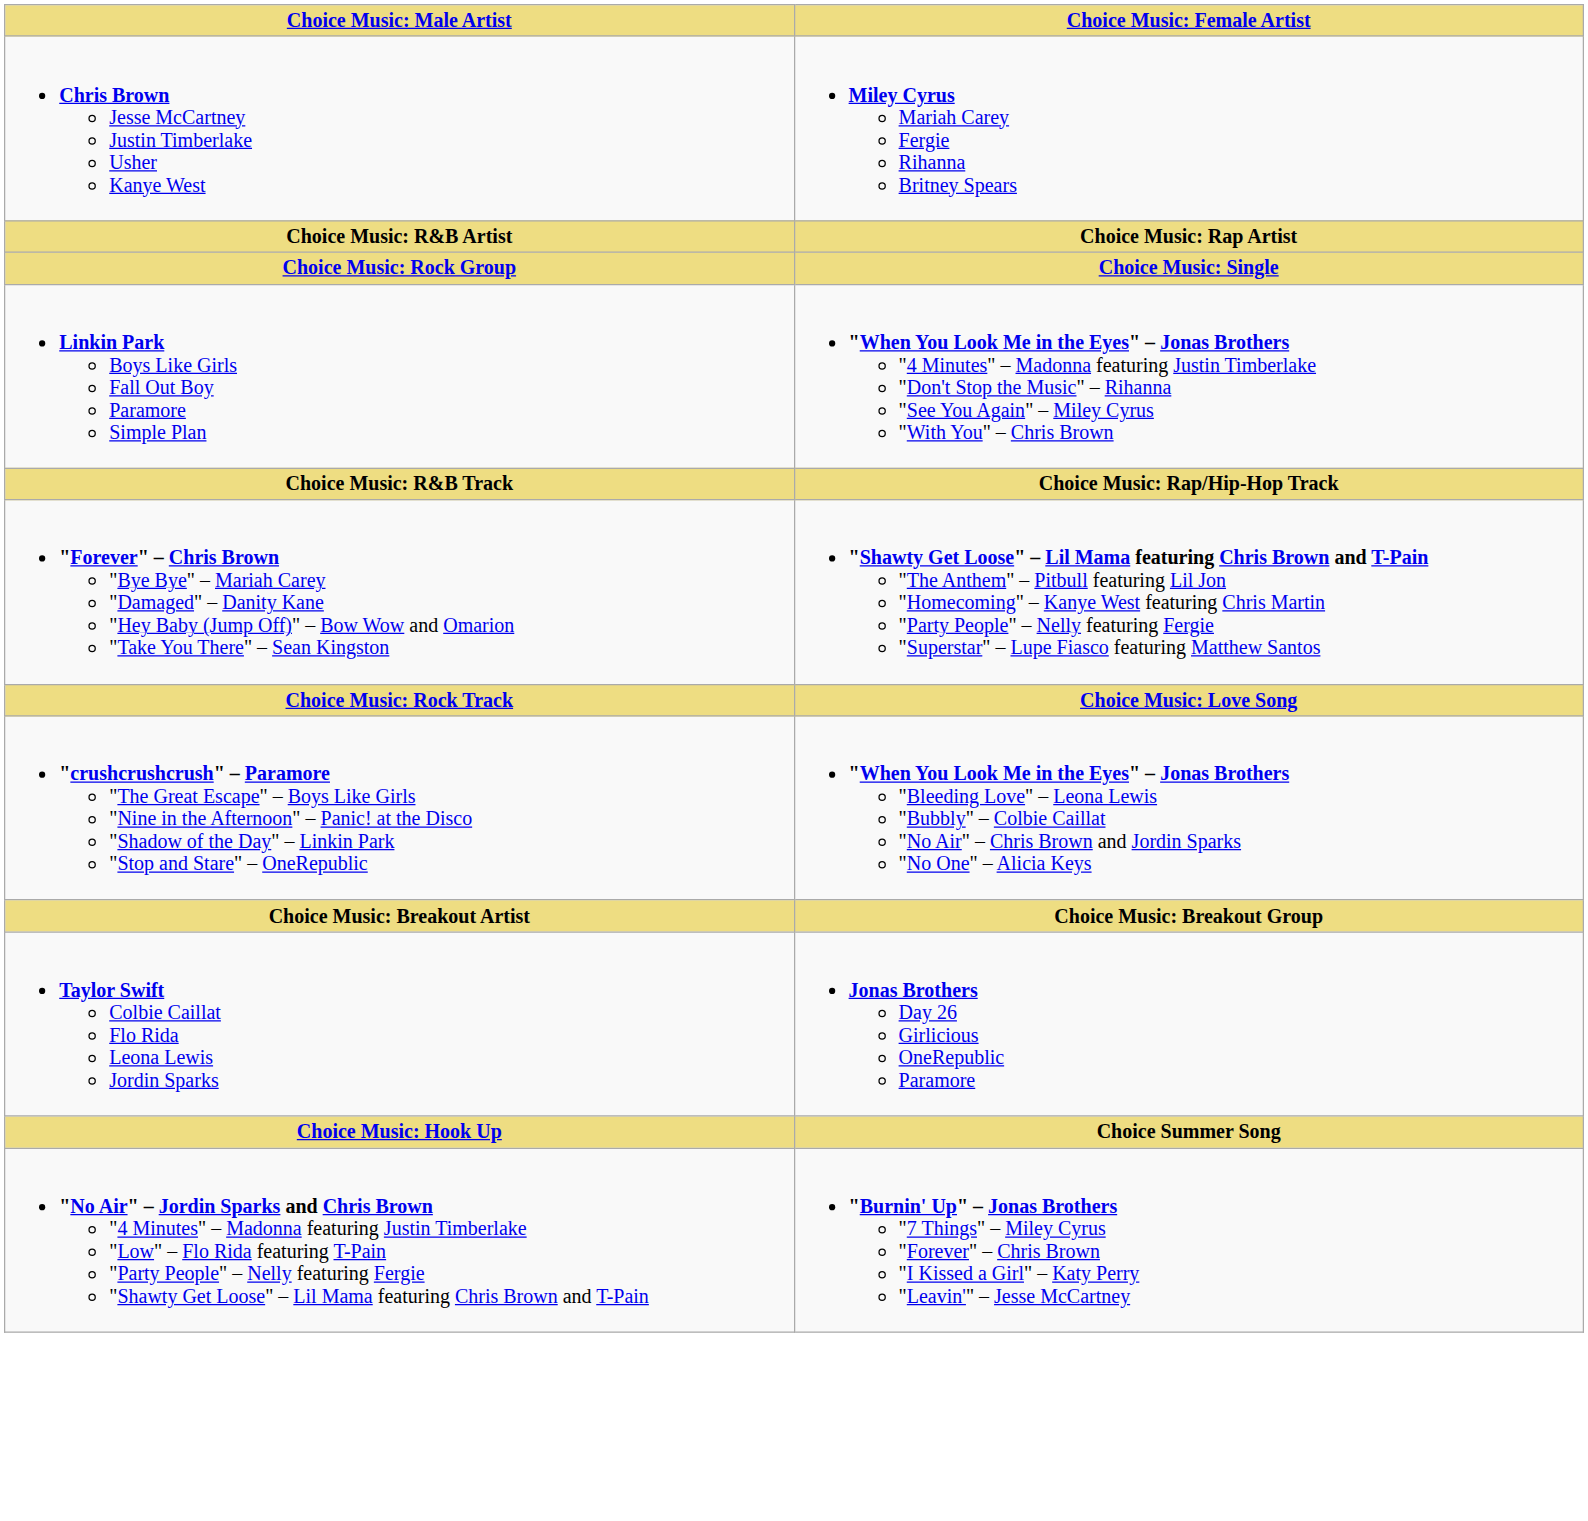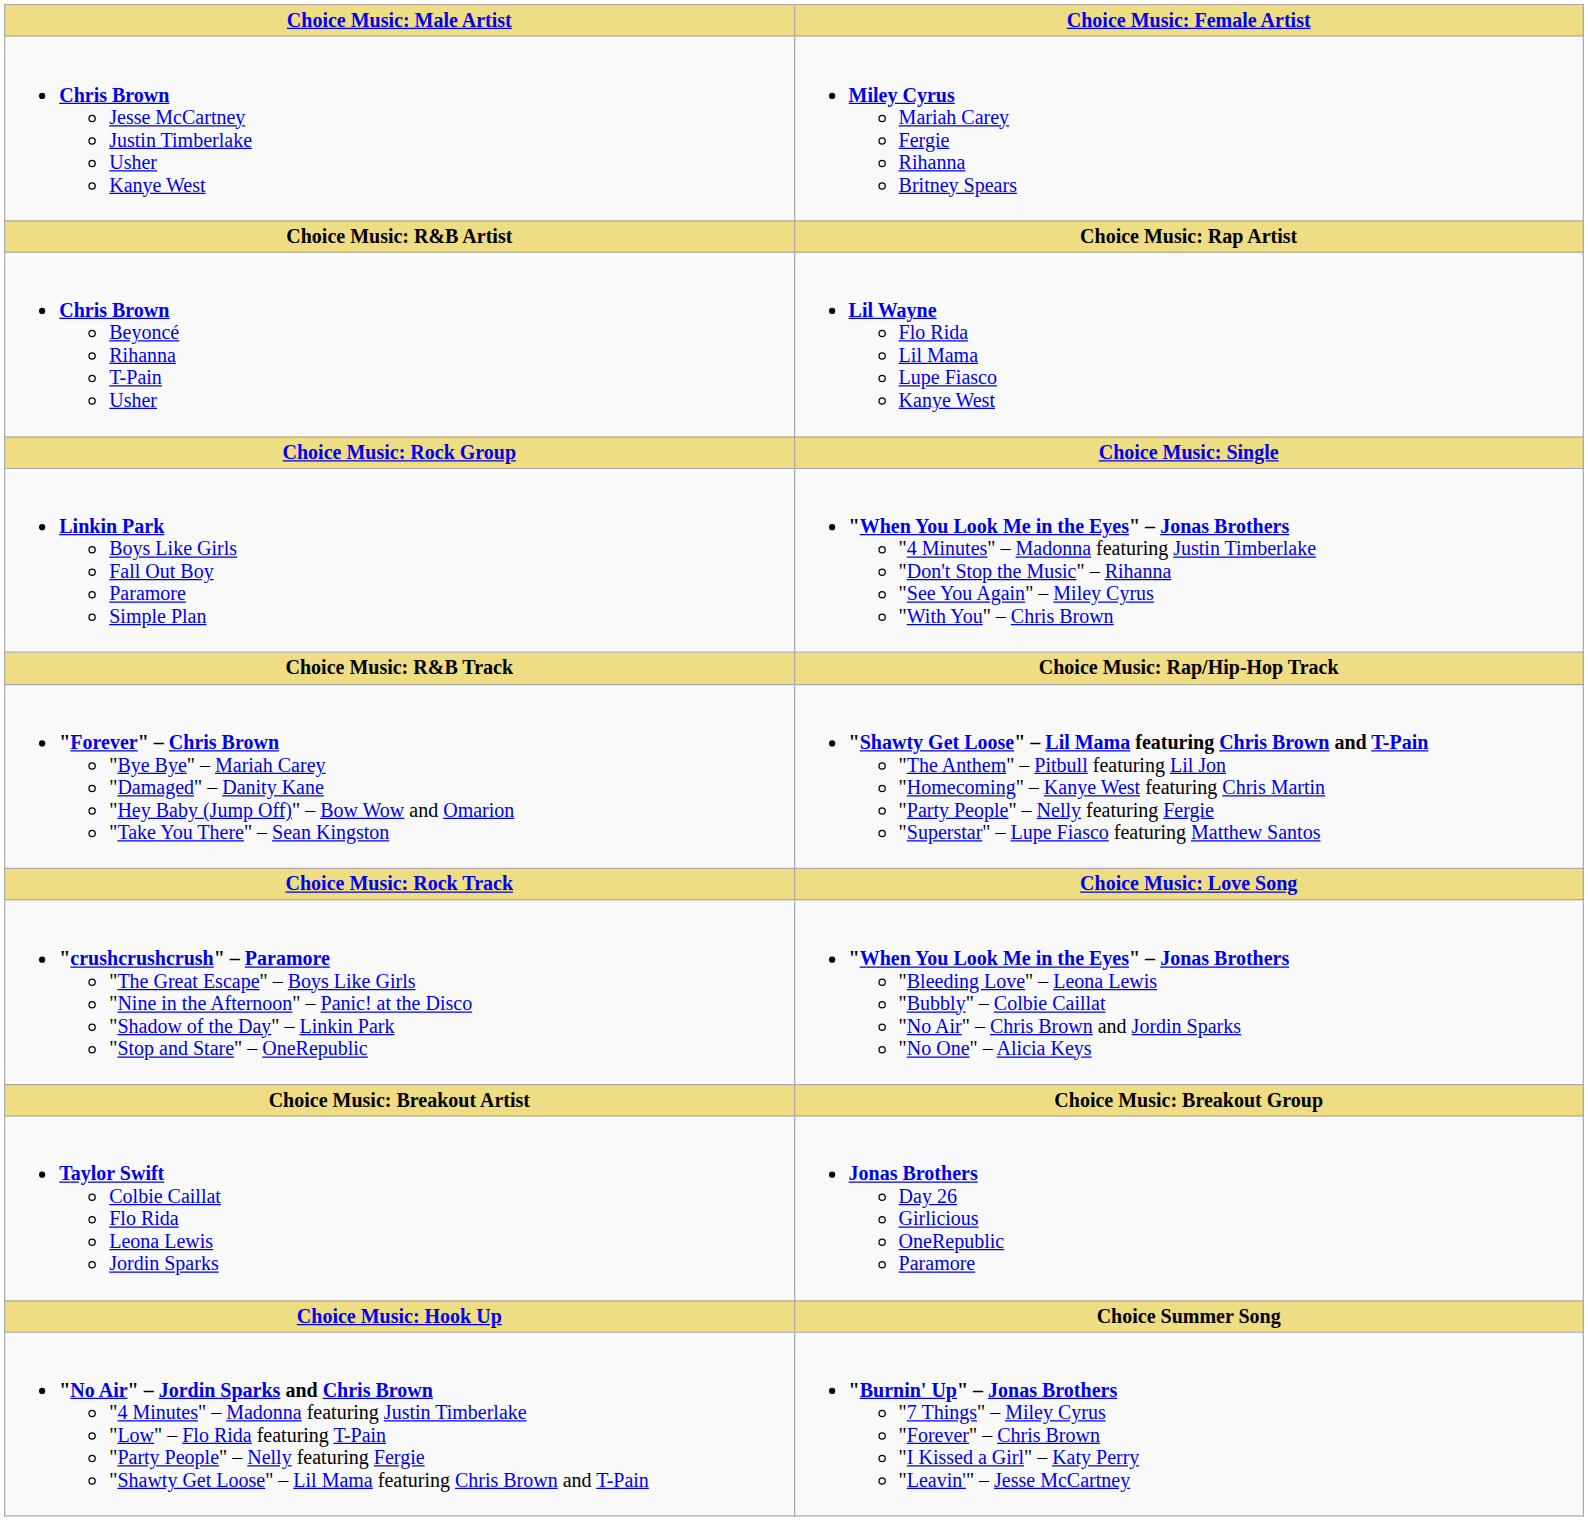+ row: (399, 356)
